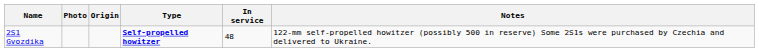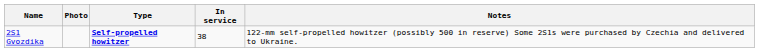- column: (105, 15)
(229, 37) 48 -> (202, 37) 38
